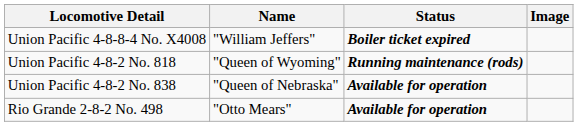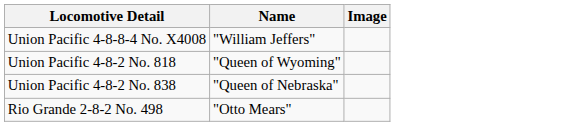- column: (435, 16)
